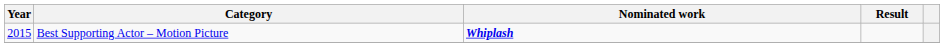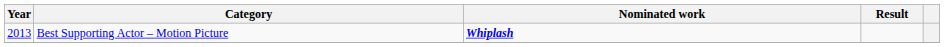(19, 33) 2015 -> (19, 33) 2013
